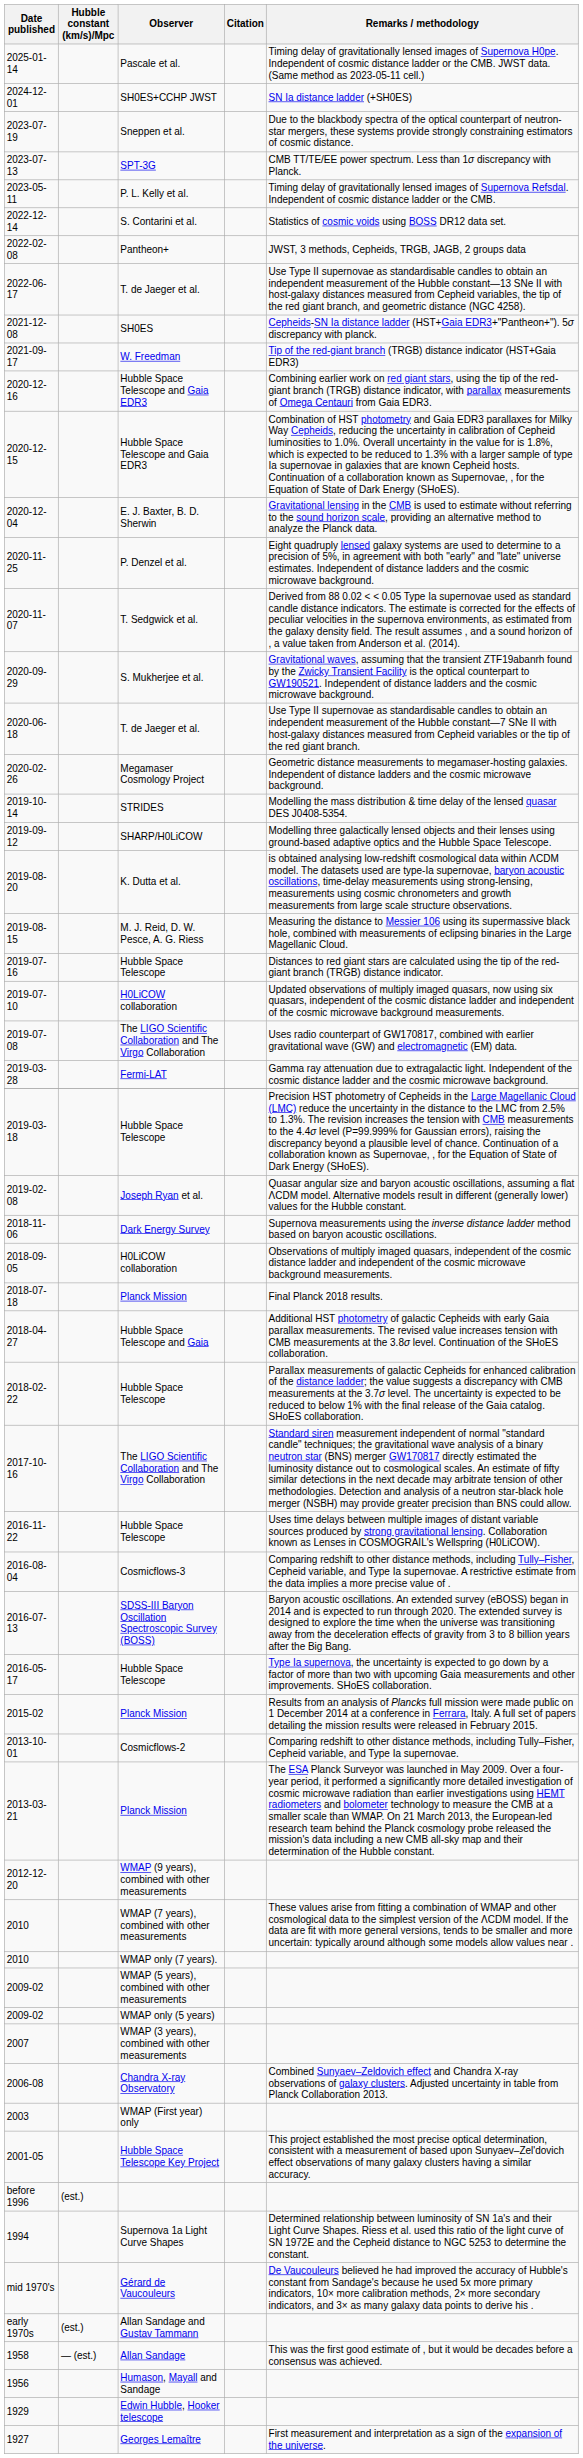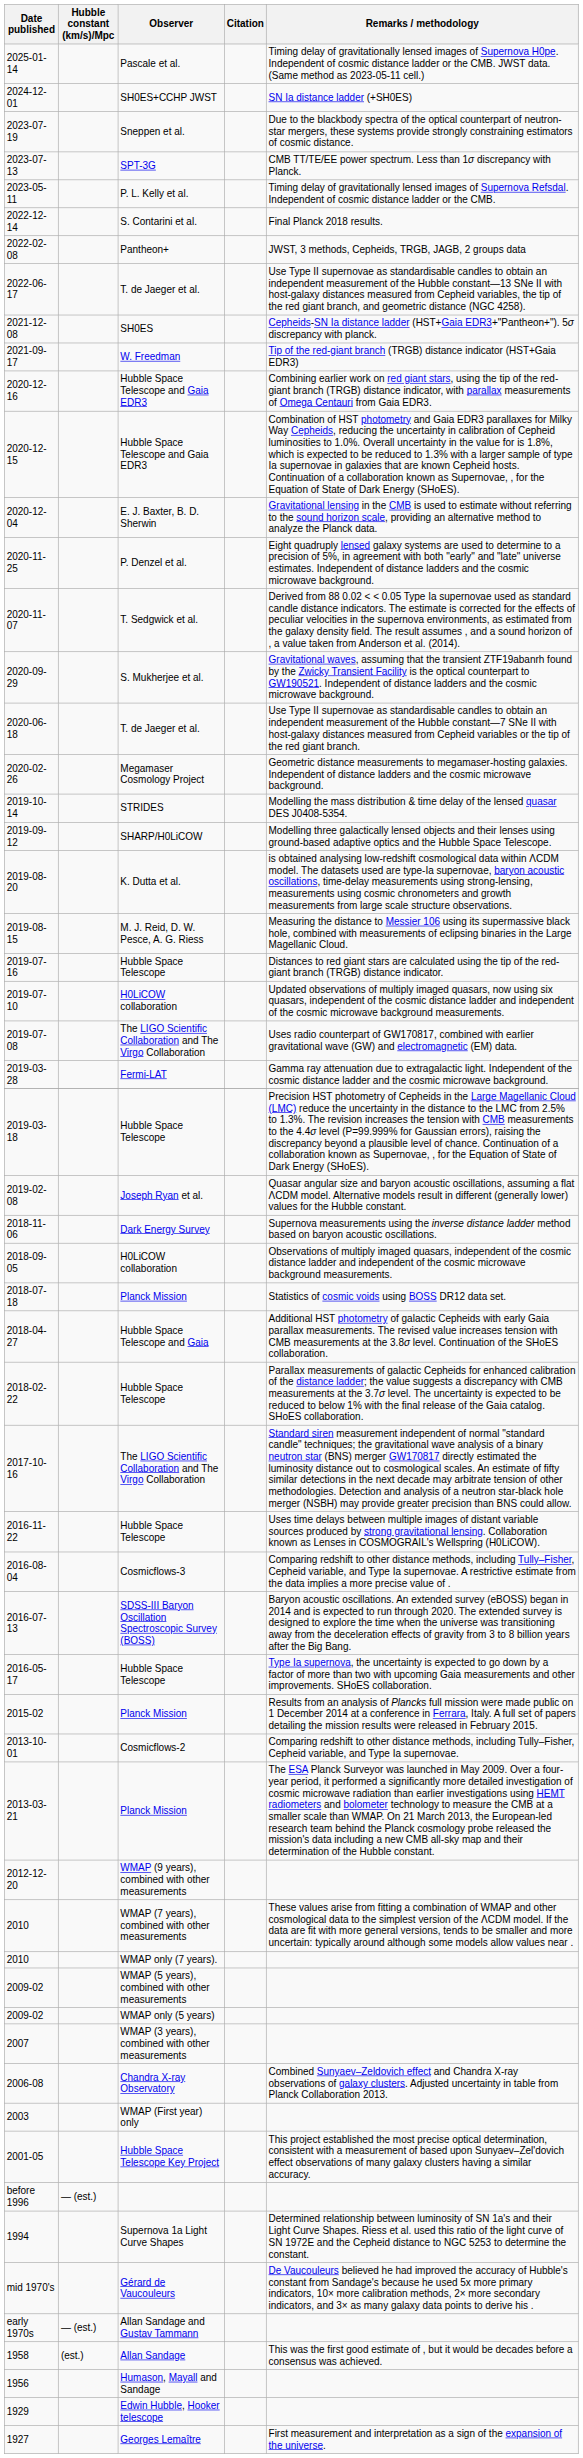(387, 222) Statistics of cosmic voids using BOSS DR12 data set. -> (326, 222) Final Planck 2018 results.
(326, 1297) Final Planck 2018 results. -> (387, 1297) Statistics of cosmic voids using BOSS DR12 data set.
(72, 2197) (est.) -> (79, 2197) — (est.)
(72, 2328) (est.) -> (79, 2328) — (est.)
(79, 2356) — (est.) -> (72, 2356) (est.)
